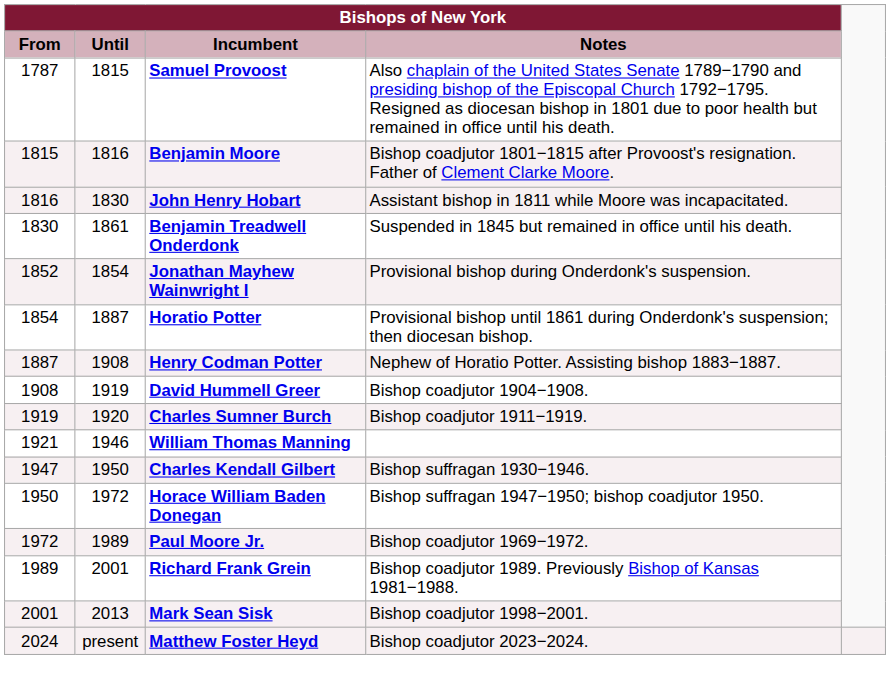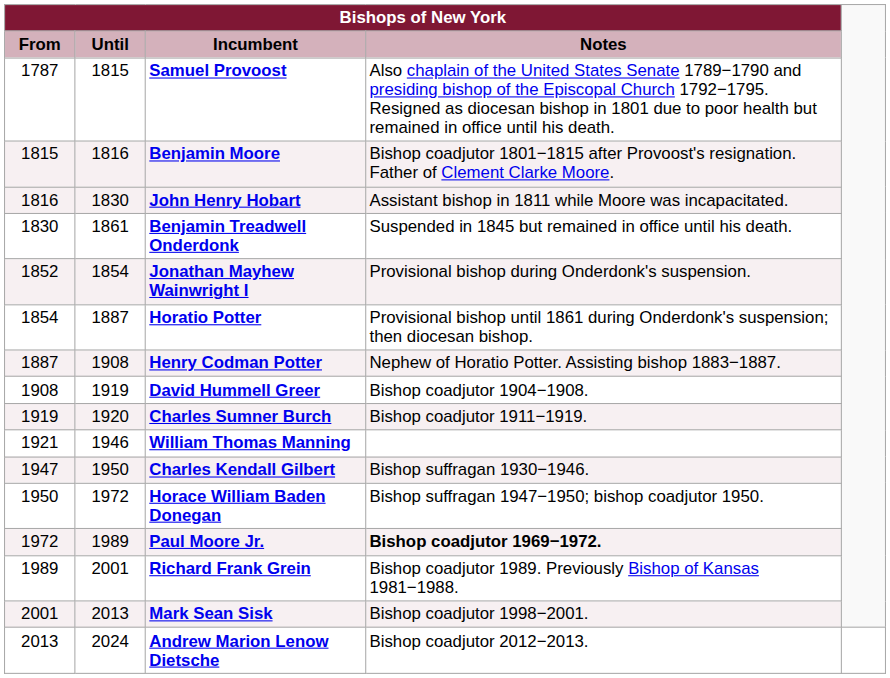(479, 542) normal -> (485, 542) bold
+ row: (239, 650)
- row: (234, 640)
